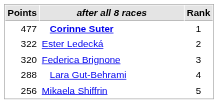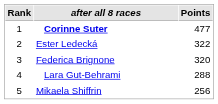columns swapped: (198, 13) <-> (22, 13)
